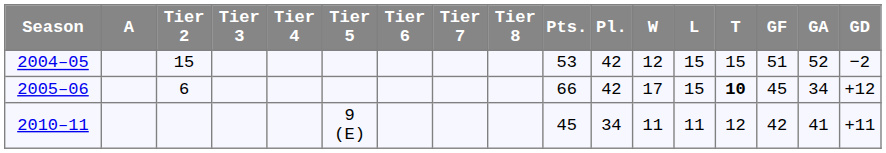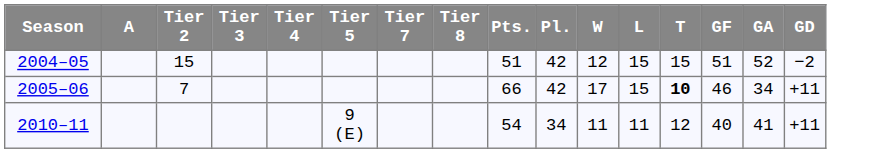- column: (405, 27)
(567, 63) 53 -> (512, 63) 51
(184, 90) 6 -> (184, 90) 7
(777, 90) 45 -> (722, 90) 46
(860, 90) +12 -> (805, 90) +11
(567, 125) 45 -> (512, 125) 54
(777, 125) 42 -> (722, 125) 40
